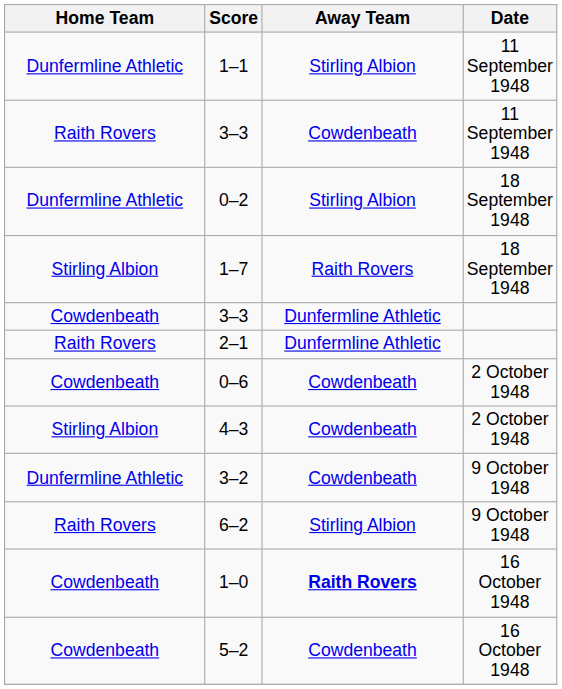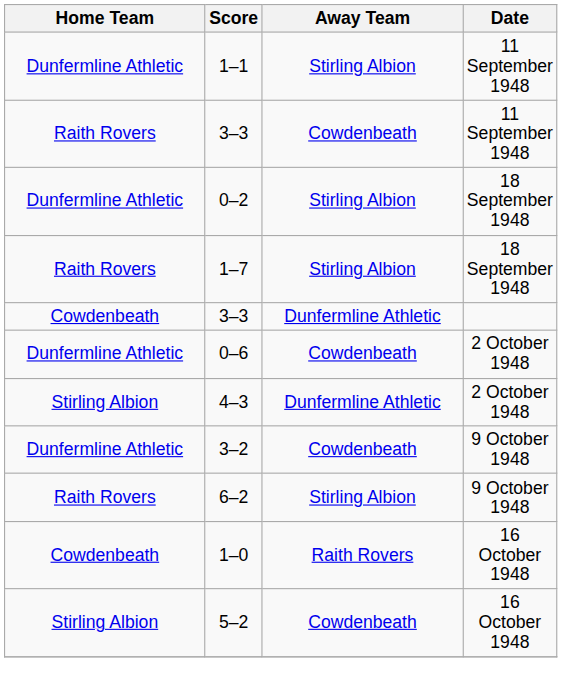(105, 268) Stirling Albion -> (105, 268) Raith Rovers
(362, 268) Raith Rovers -> (362, 268) Stirling Albion
- row: (234, 344)
(105, 382) Cowdenbeath -> (105, 354) Dunfermline Athletic
(362, 429) Cowdenbeath -> (362, 401) Dunfermline Athletic
(362, 582) bold -> (362, 554) normal
(105, 650) Cowdenbeath -> (105, 622) Stirling Albion
